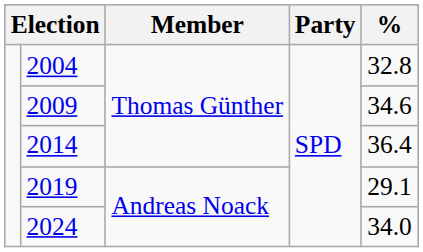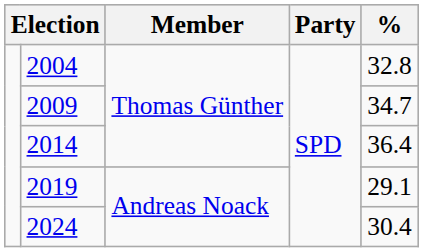(390, 105) 34.6 -> (390, 105) 34.7
(390, 226) 34.0 -> (390, 226) 30.4
